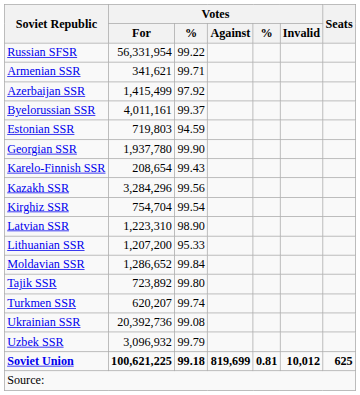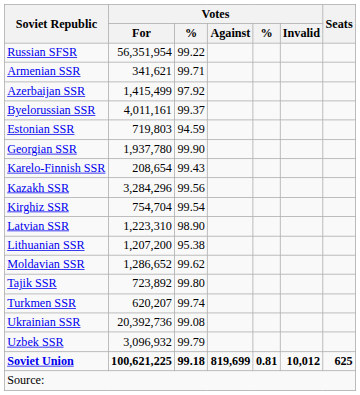(145, 52) 56,331,954 -> (145, 52) 56,351,954
(191, 245) 95.33 -> (191, 245) 95.38
(191, 264) 99.84 -> (191, 264) 99.62
